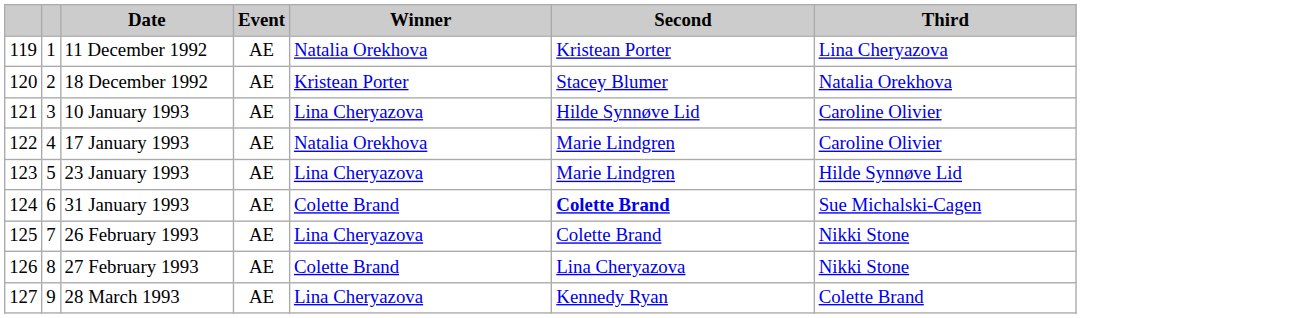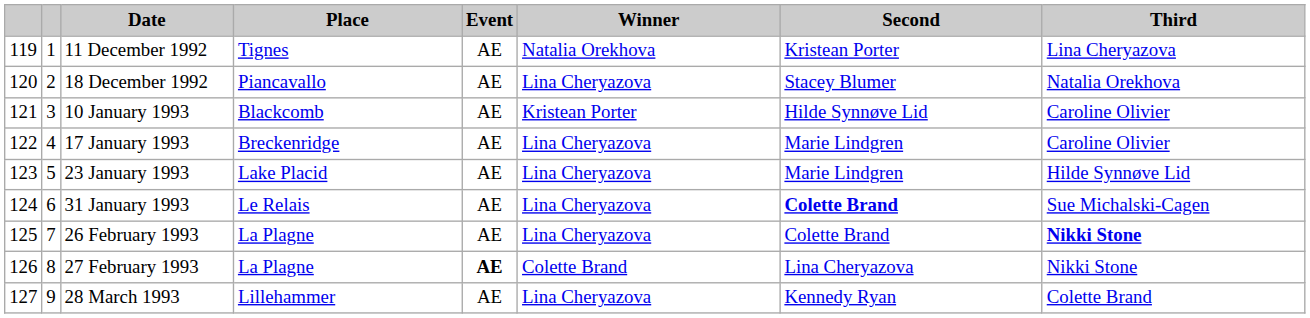+ column: (348, 19)
(351, 81) Kristean Porter -> (587, 81) Lina Cheryazova
(359, 112) Lina Cheryazova -> (579, 112) Kristean Porter
(361, 142) Natalia Orekhova -> (587, 142) Lina Cheryazova
(347, 204) Colette Brand -> (587, 204) Lina Cheryazova
(864, 235) normal -> (1094, 235) bold
(261, 266) normal -> (490, 266) bold
